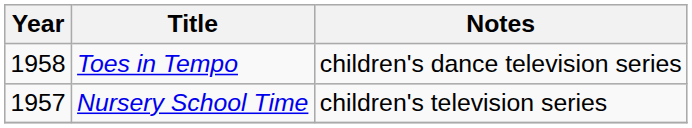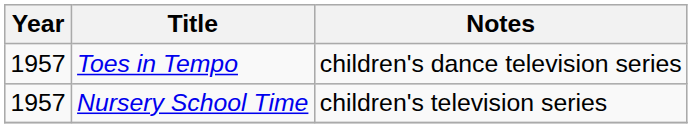(38, 63) 1958 -> (38, 63) 1957
